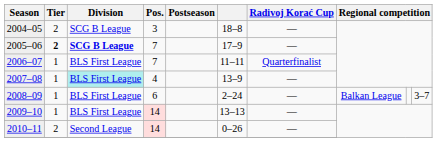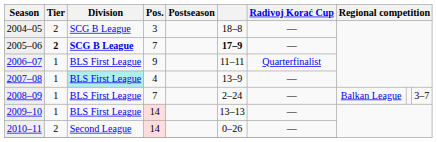(232, 45) normal -> (232, 45) bold
(155, 62) 7 -> (155, 62) 9
(155, 95) 6 -> (155, 95) 7
